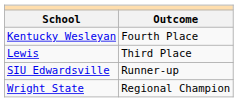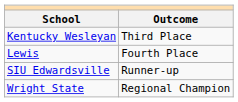(160, 36) Fourth Place -> (156, 36) Third Place
(156, 54) Third Place -> (160, 54) Fourth Place
